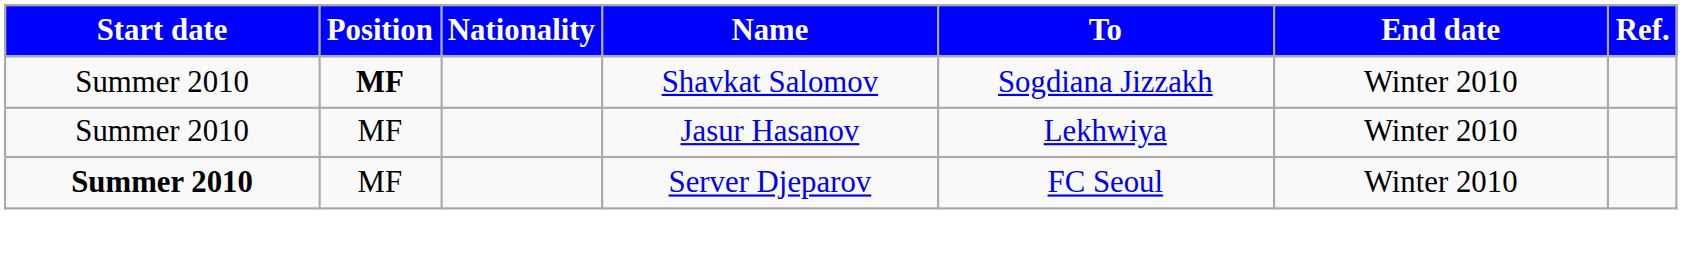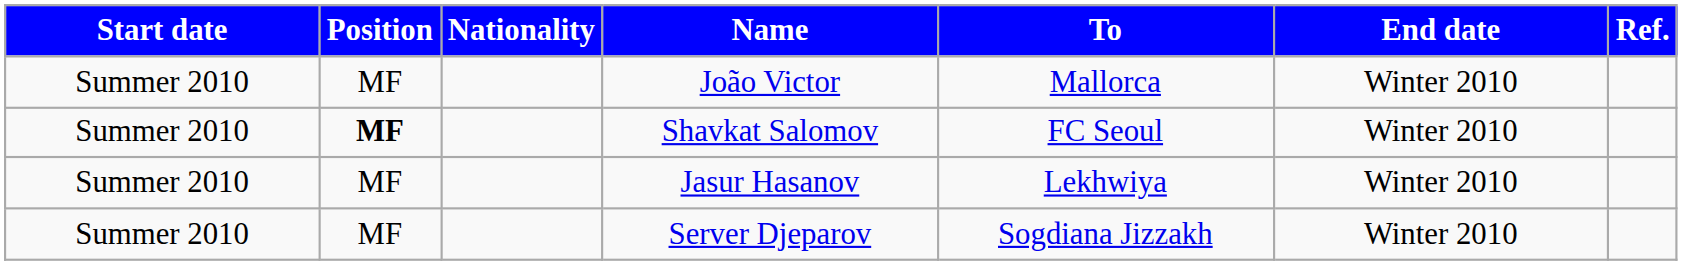+ row: (770, 81)
(1105, 81) Sogdiana Jizzakh -> (1105, 131) FC Seoul
(162, 182) bold -> (162, 233) normal
(1105, 182) FC Seoul -> (1105, 233) Sogdiana Jizzakh
